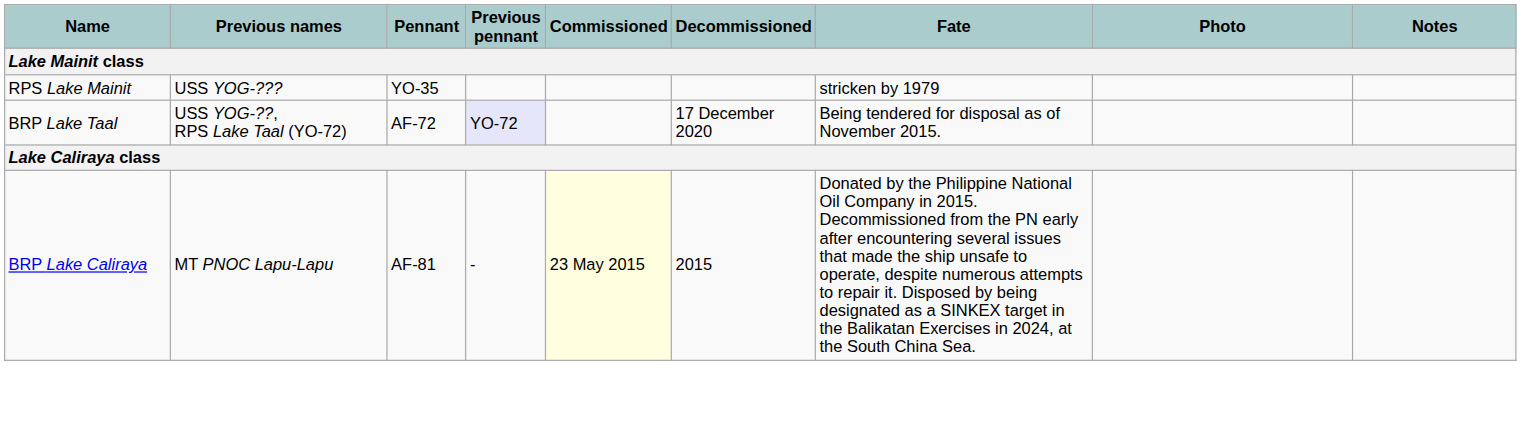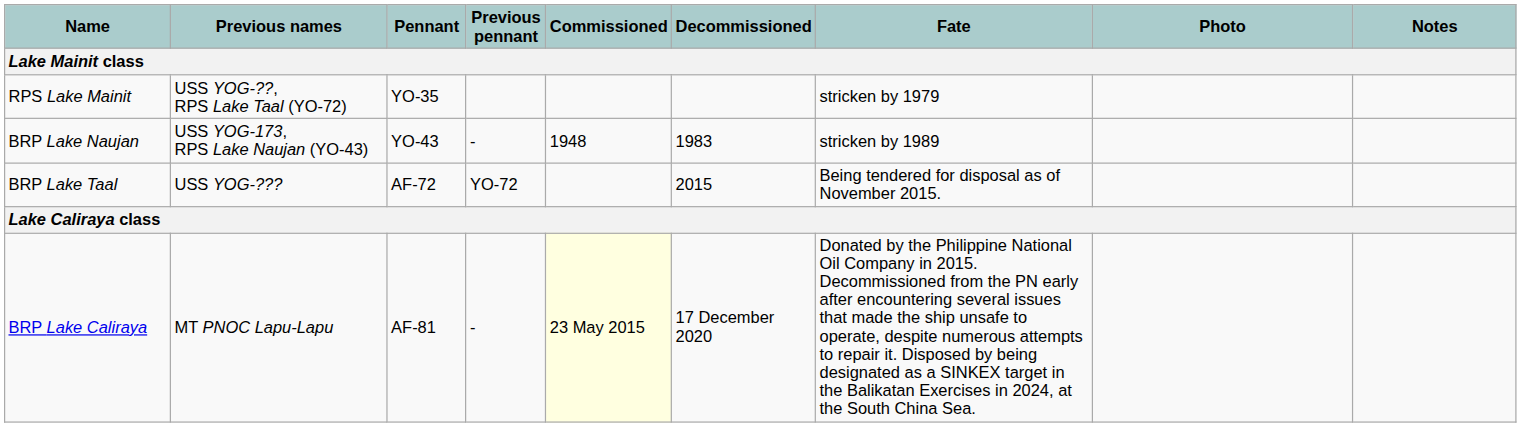(228, 87) USS YOG-??? -> (261, 96) USS YOG-??, RPS Lake Taal (YO-72)
+ row: (74, 140)
(261, 122) USS YOG-??, RPS Lake Taal (YO-72) -> (228, 184) USS YOG-???
(494, 122) lavender background -> (494, 184) no background
(725, 122) 17 December 2020 -> (694, 184) 2015
(694, 265) 2015 -> (725, 327) 17 December 2020
